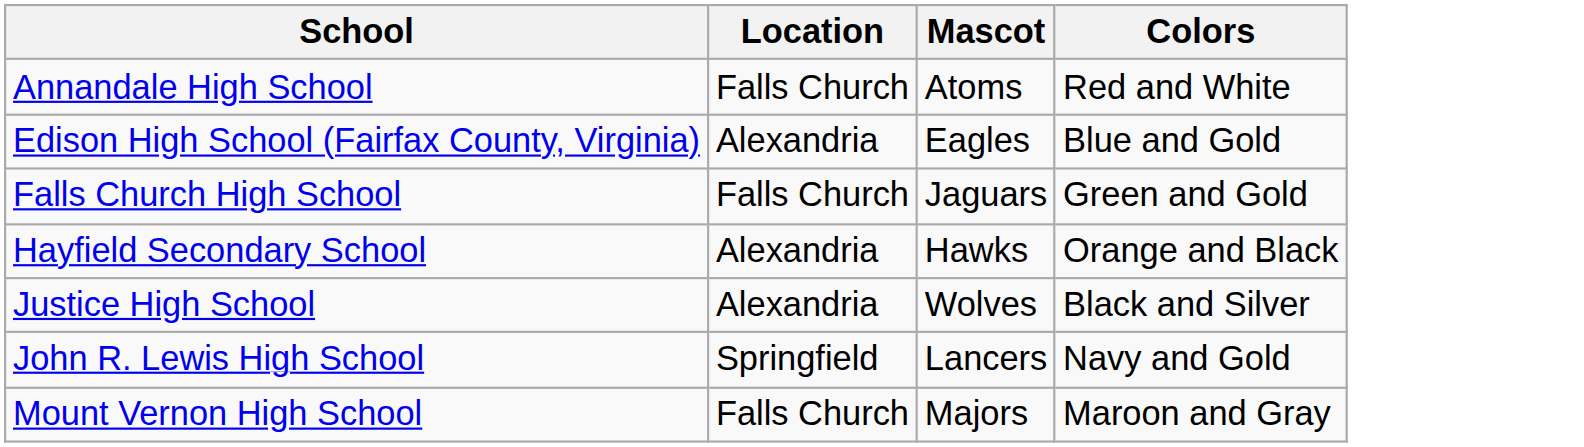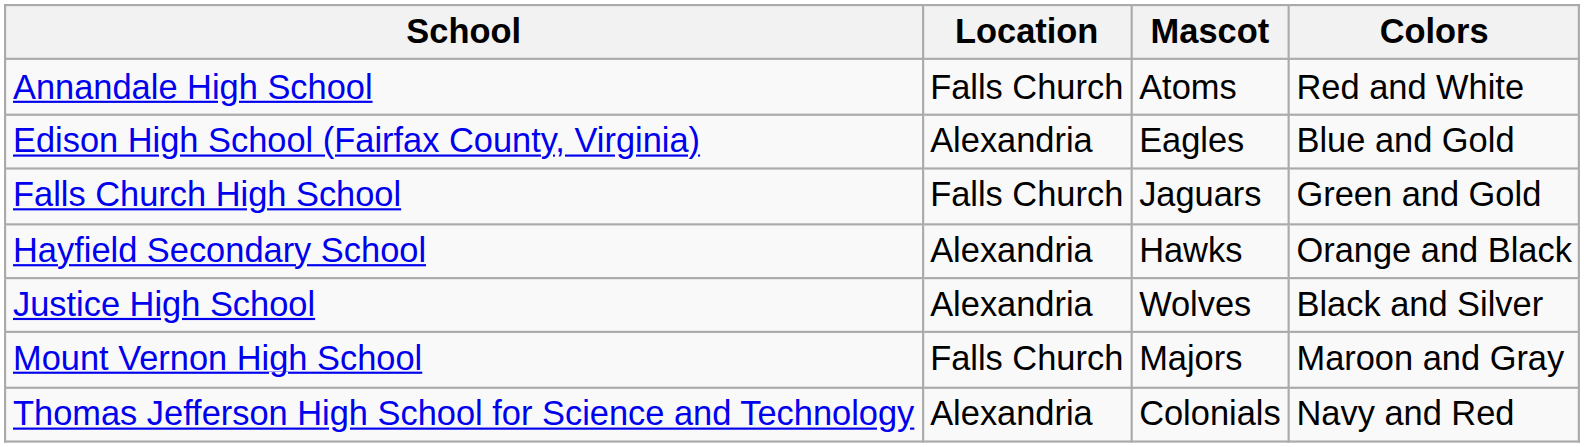- row: (219, 359)
+ row: (464, 413)
